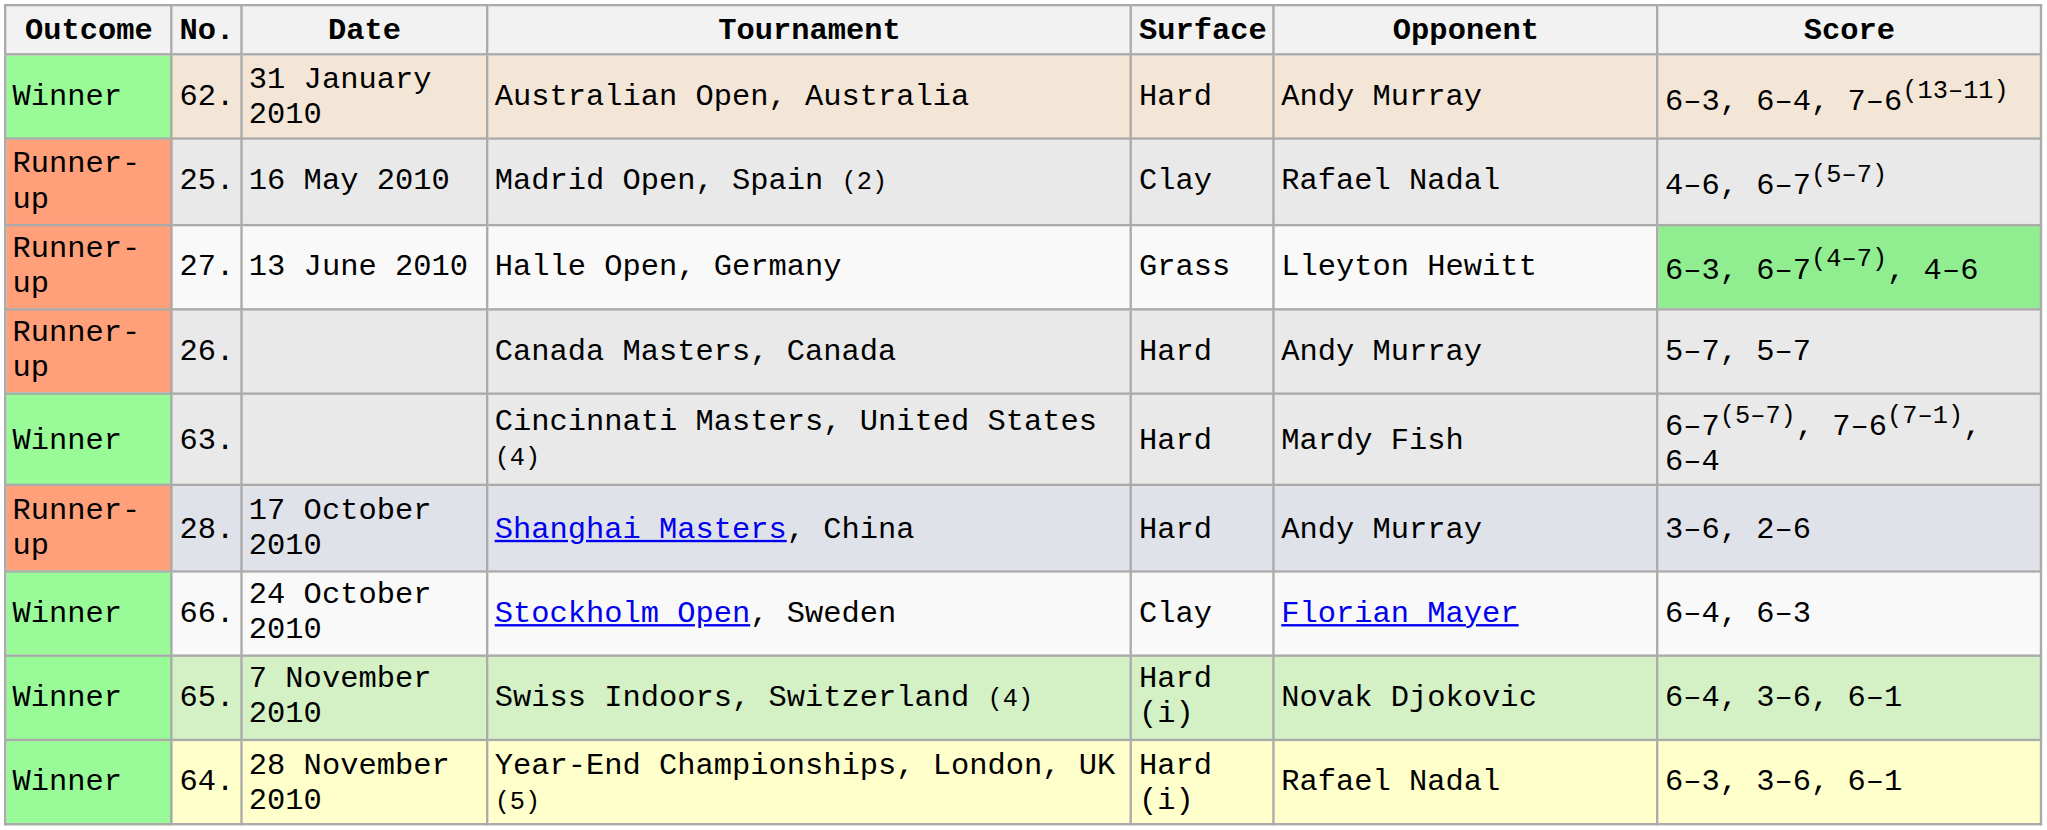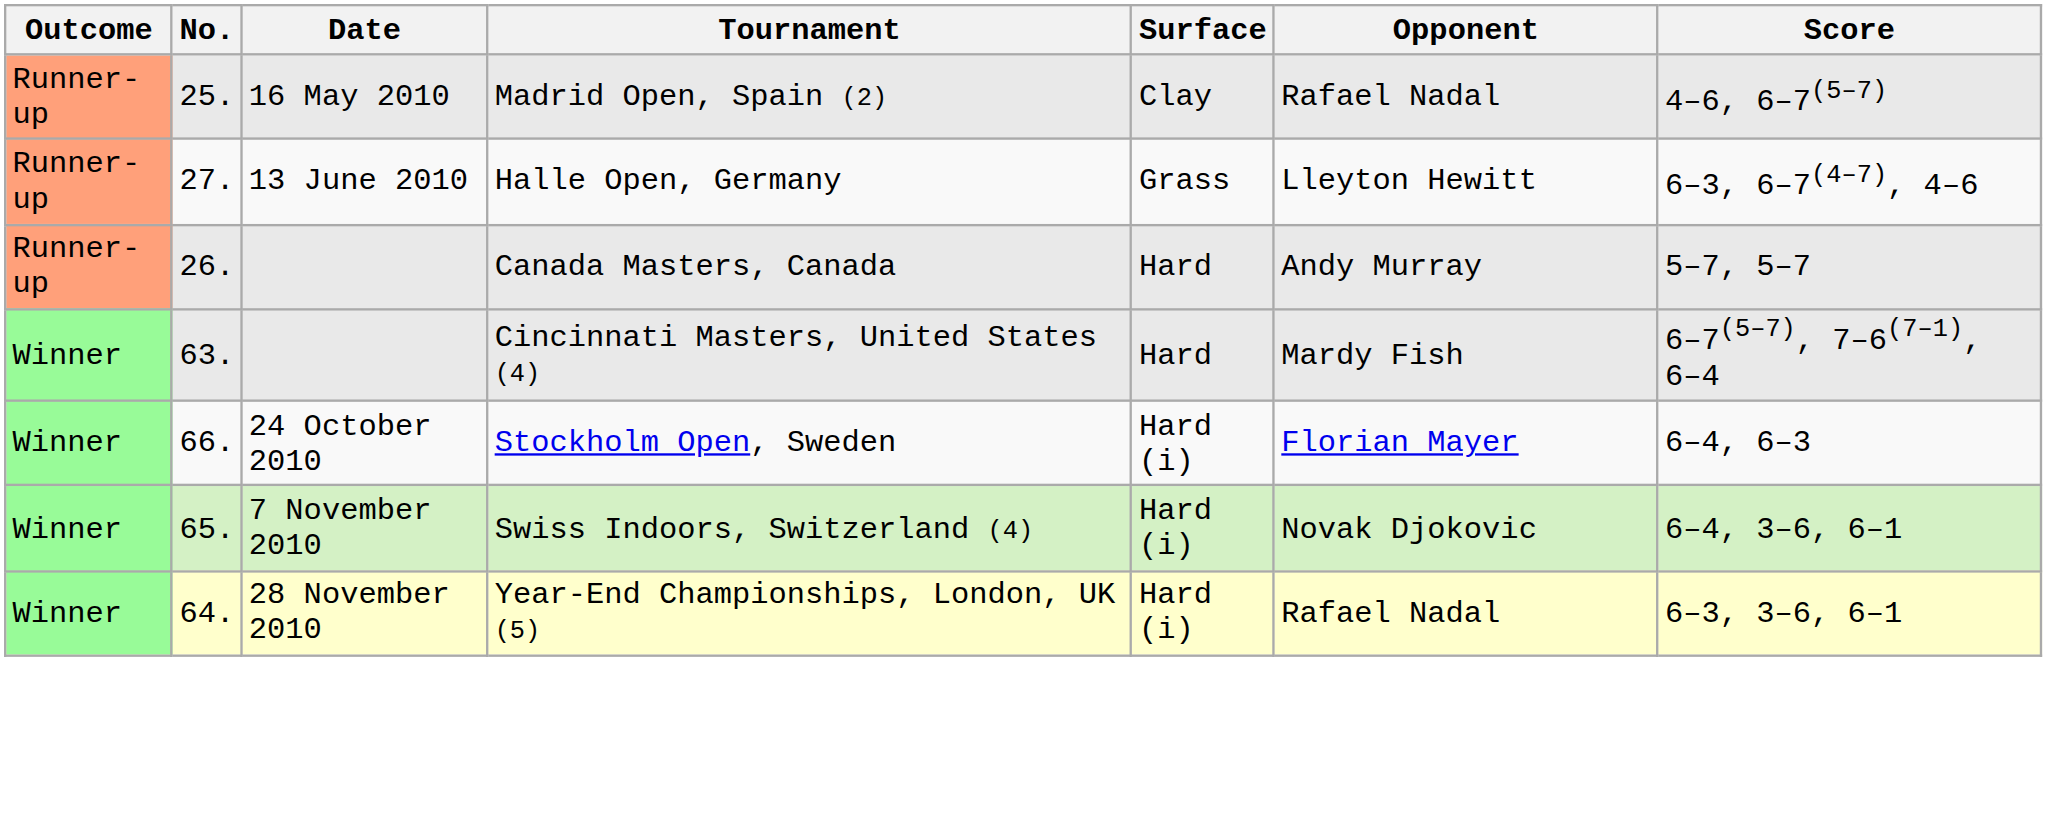- row: (732, 97)
(1822, 266) lightgreen background -> (1822, 182) no background
- row: (705, 528)
(1176, 613) Clay -> (1176, 444) Hard (i)
